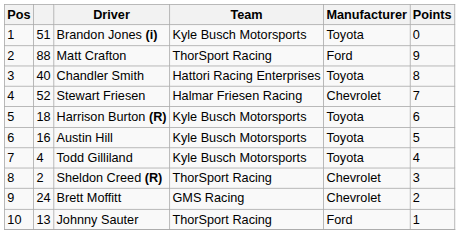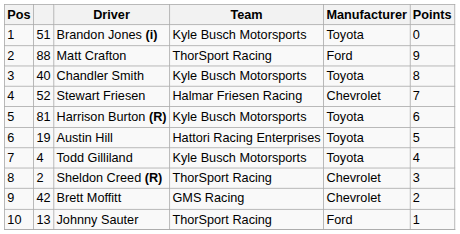(247, 75) Hattori Racing Enterprises -> (239, 75) Kyle Busch Motorsports
(44, 116) 18 -> (44, 116) 81
(44, 137) 16 -> (44, 137) 19
(239, 137) Kyle Busch Motorsports -> (247, 137) Hattori Racing Enterprises
(44, 198) 24 -> (44, 198) 42
